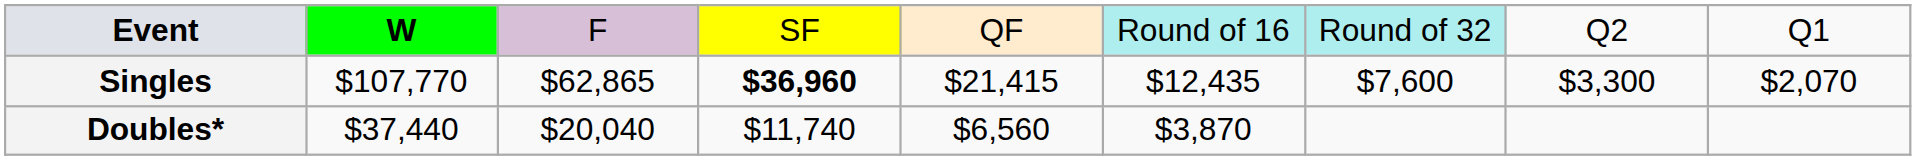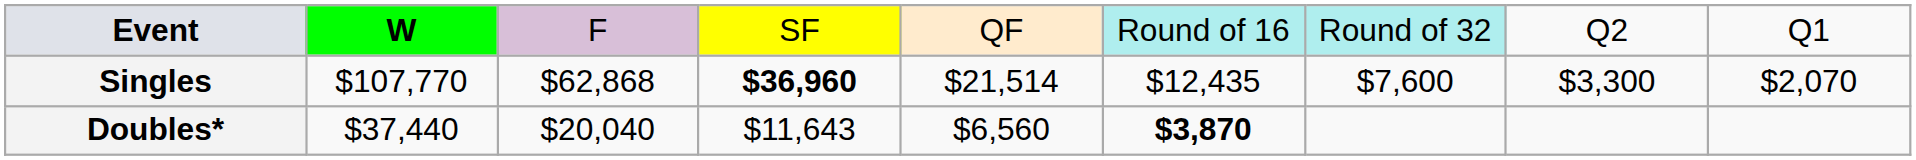(598, 81) $62,865 -> (598, 81) $62,868
(1001, 81) $21,415 -> (1001, 81) $21,514
(800, 131) $11,740 -> (800, 131) $11,643
(1203, 131) normal -> (1203, 131) bold
